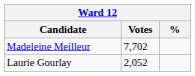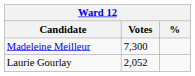(136, 46) 7,702 -> (136, 46) 7,300
